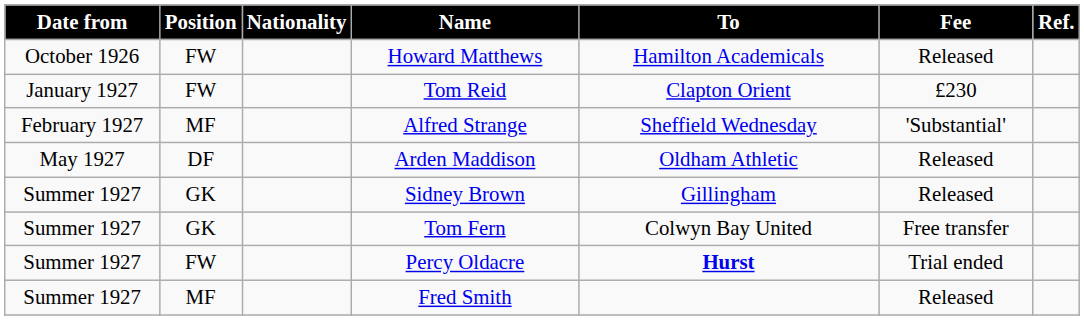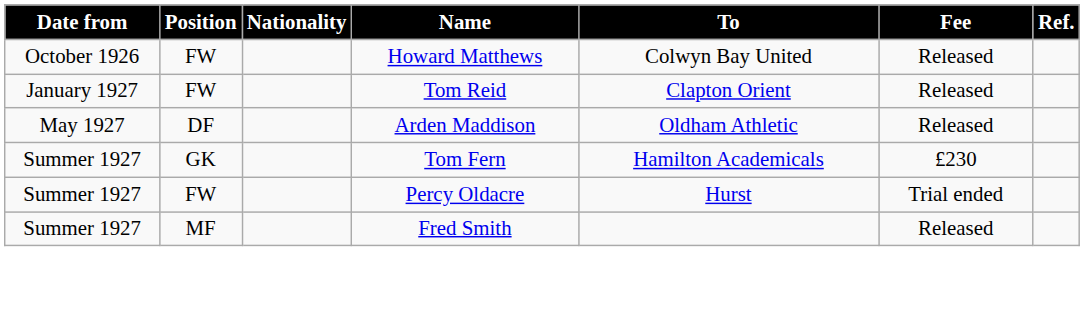(728, 56) Hamilton Academicals -> (728, 56) Colwyn Bay United
(956, 90) £230 -> (956, 90) Released
- row: (465, 125)
- row: (465, 194)
(728, 228) Colwyn Bay United -> (728, 159) Hamilton Academicals
(956, 228) Free transfer -> (956, 159) £230
(728, 263) bold -> (728, 194) normal
